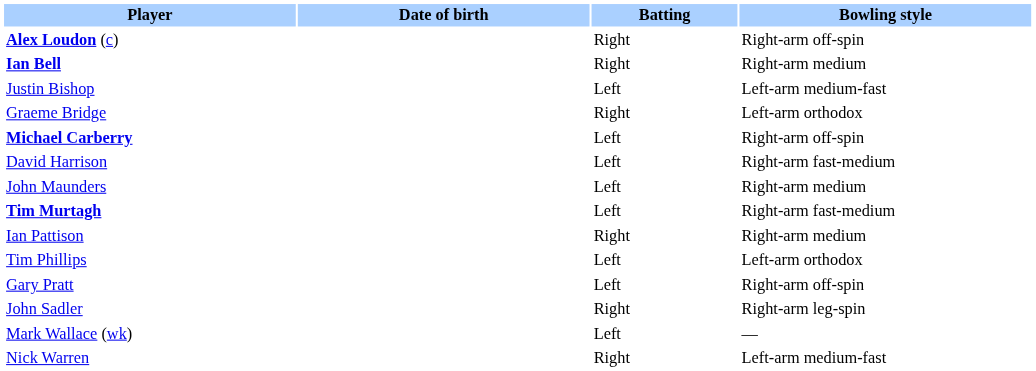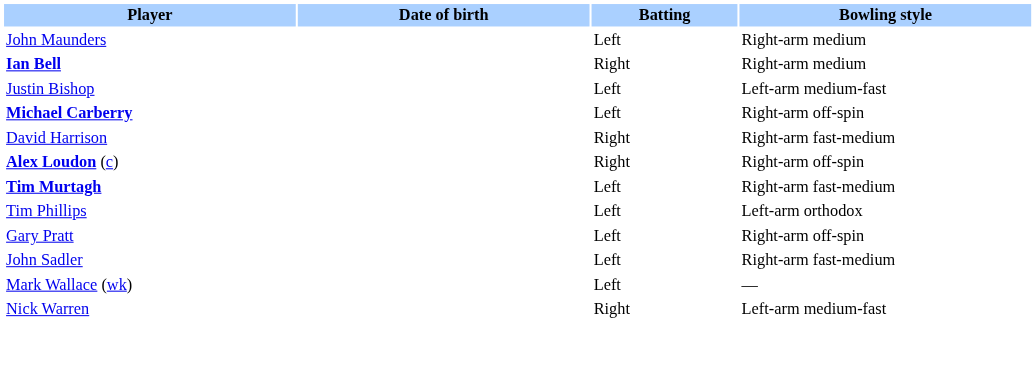rows swapped: (62, 39) <-> (56, 186)
- row: (56, 113)
(607, 162) Left -> (612, 137) Right
- row: (45, 235)
(612, 309) Right -> (607, 260) Left
(803, 309) Right-arm leg-spin -> (818, 260) Right-arm fast-medium
